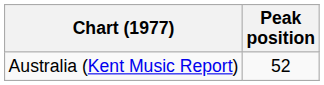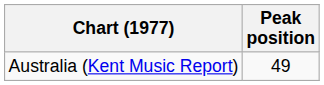(281, 66) 52 -> (281, 66) 49
